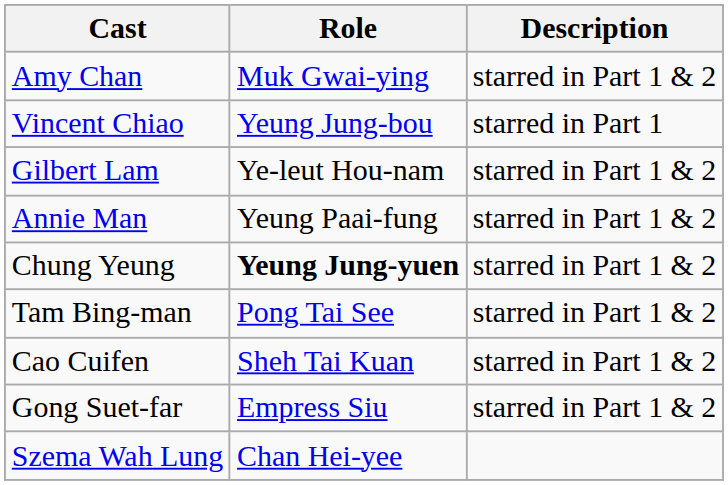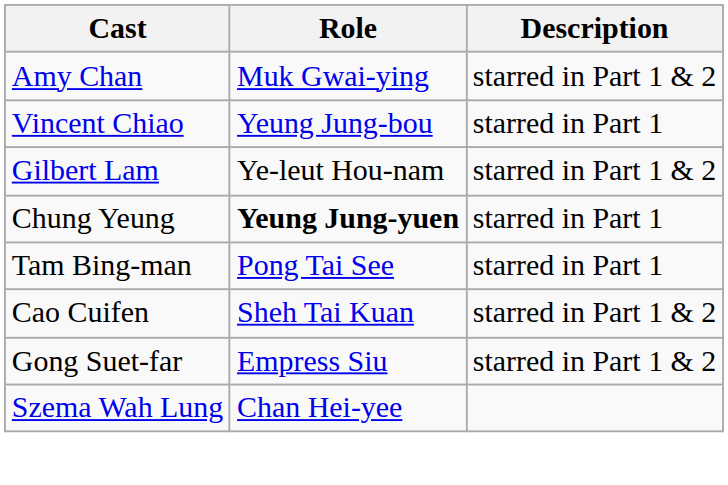- row: (80, 218)
(595, 265) starred in Part 1 & 2 -> (568, 218) starred in Part 1
(595, 312) starred in Part 1 & 2 -> (568, 265) starred in Part 1
